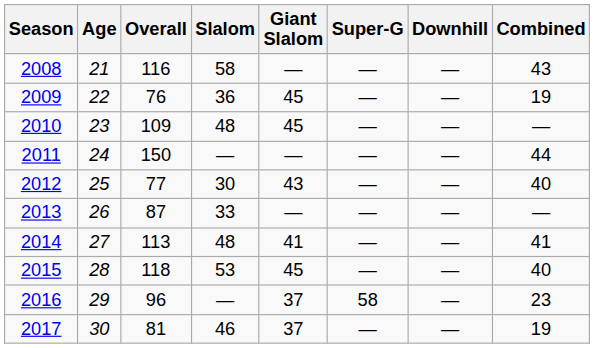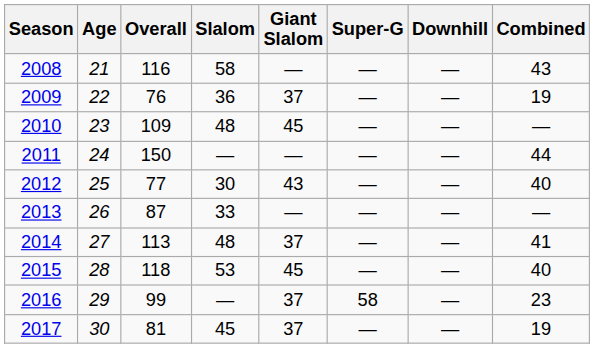(293, 97) 45 -> (293, 97) 37
(293, 241) 41 -> (293, 241) 37
(156, 299) 96 -> (156, 299) 99
(225, 328) 46 -> (225, 328) 45
